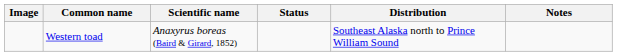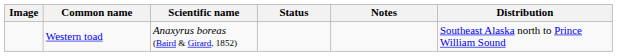columns swapped: (559, 13) <-> (418, 13)
